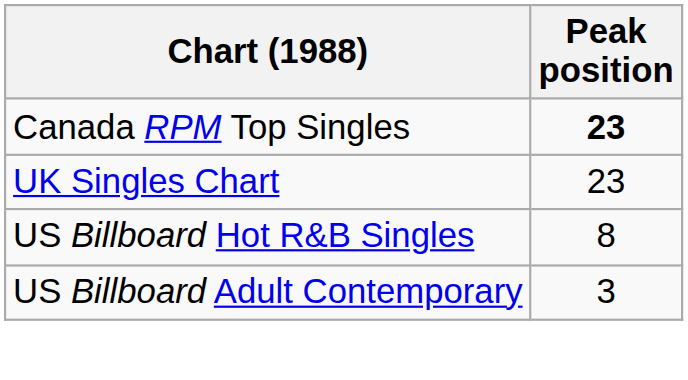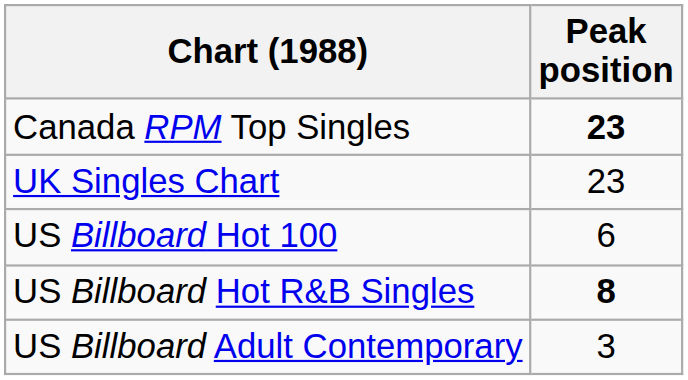+ row: (175, 236)
(606, 236) normal -> (606, 291) bold
